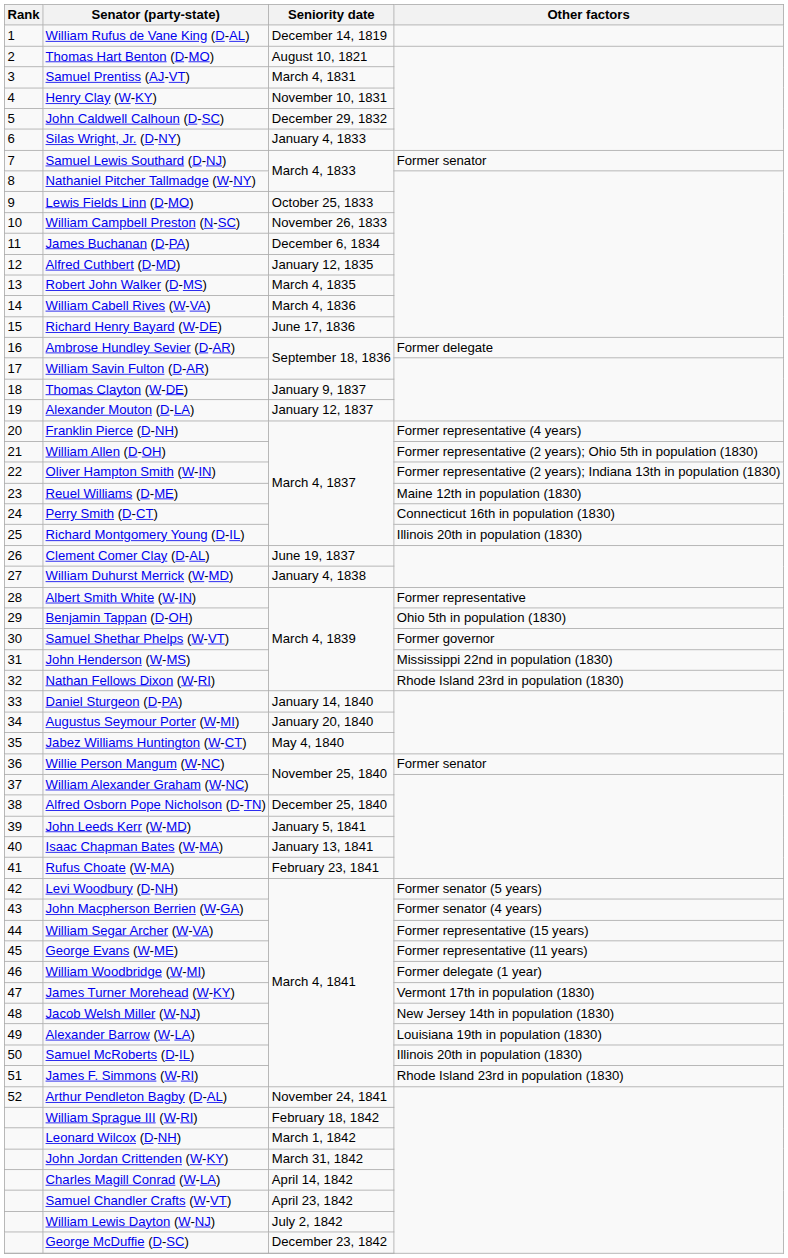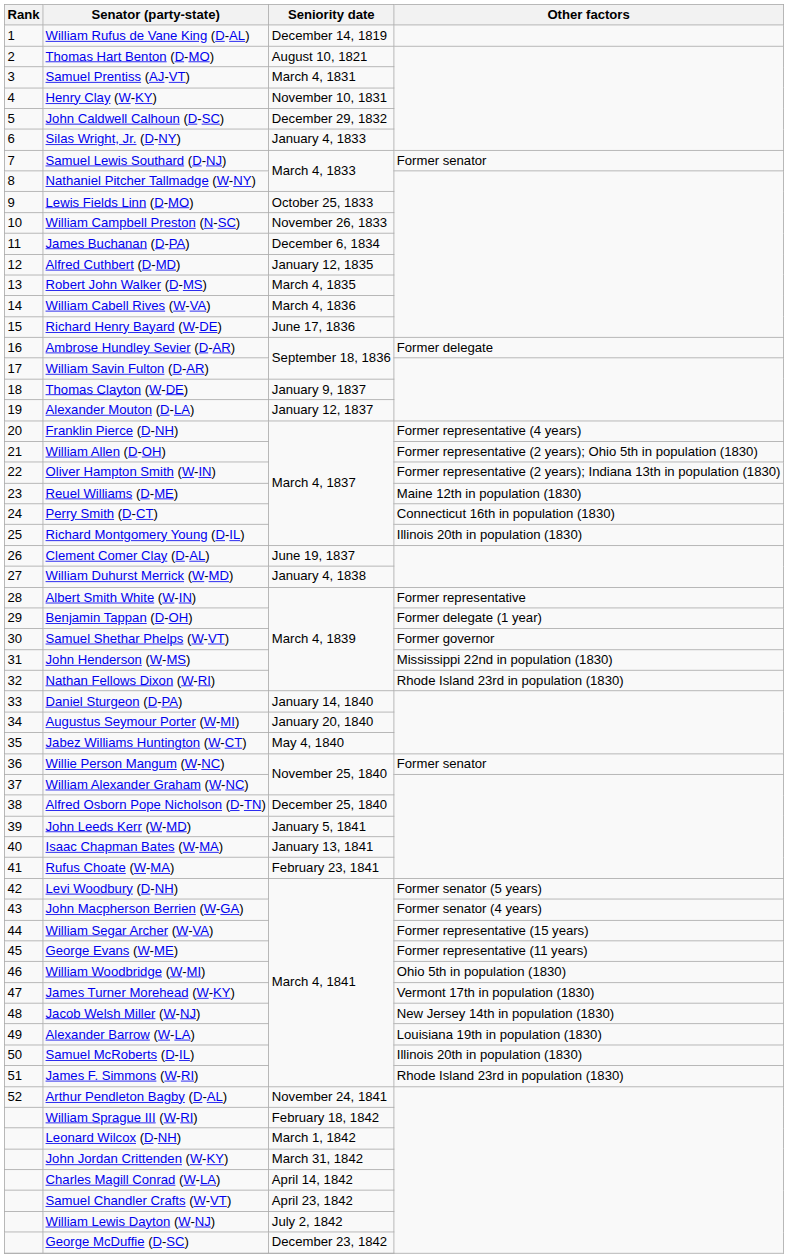(481, 618) Ohio 5th in population (1830) -> (469, 618) Former delegate (1 year)
(469, 972) Former delegate (1 year) -> (481, 972) Ohio 5th in population (1830)
